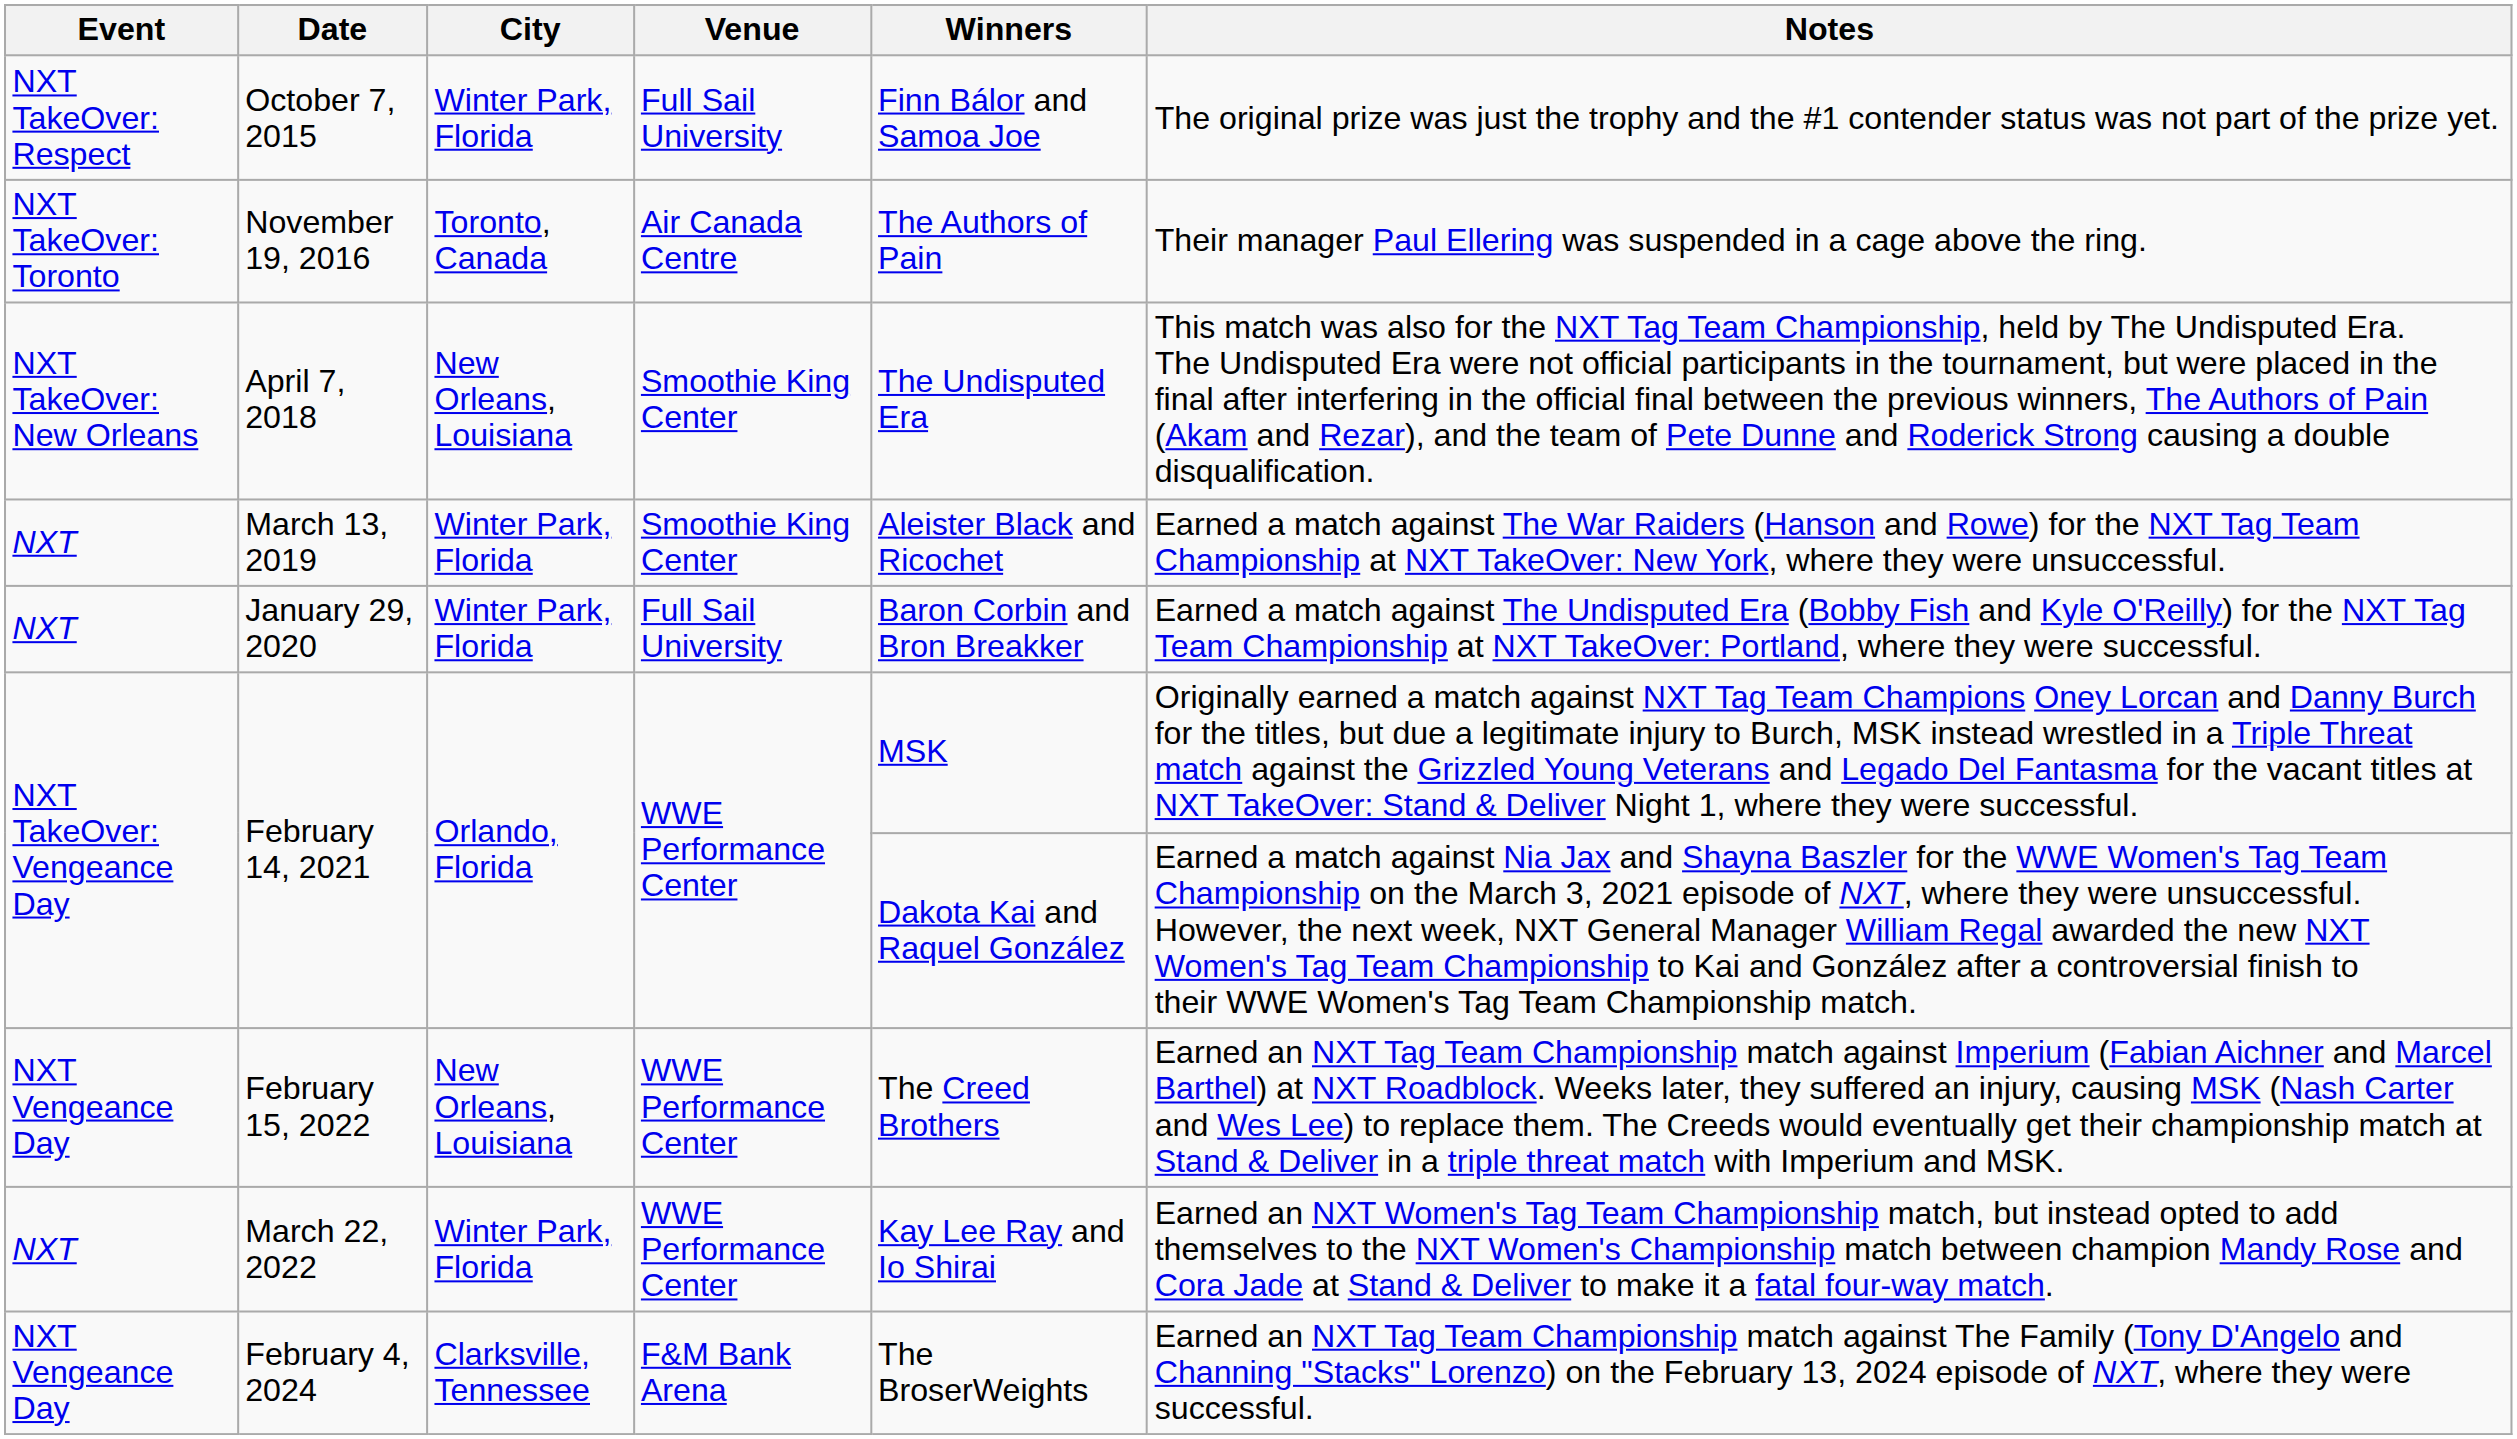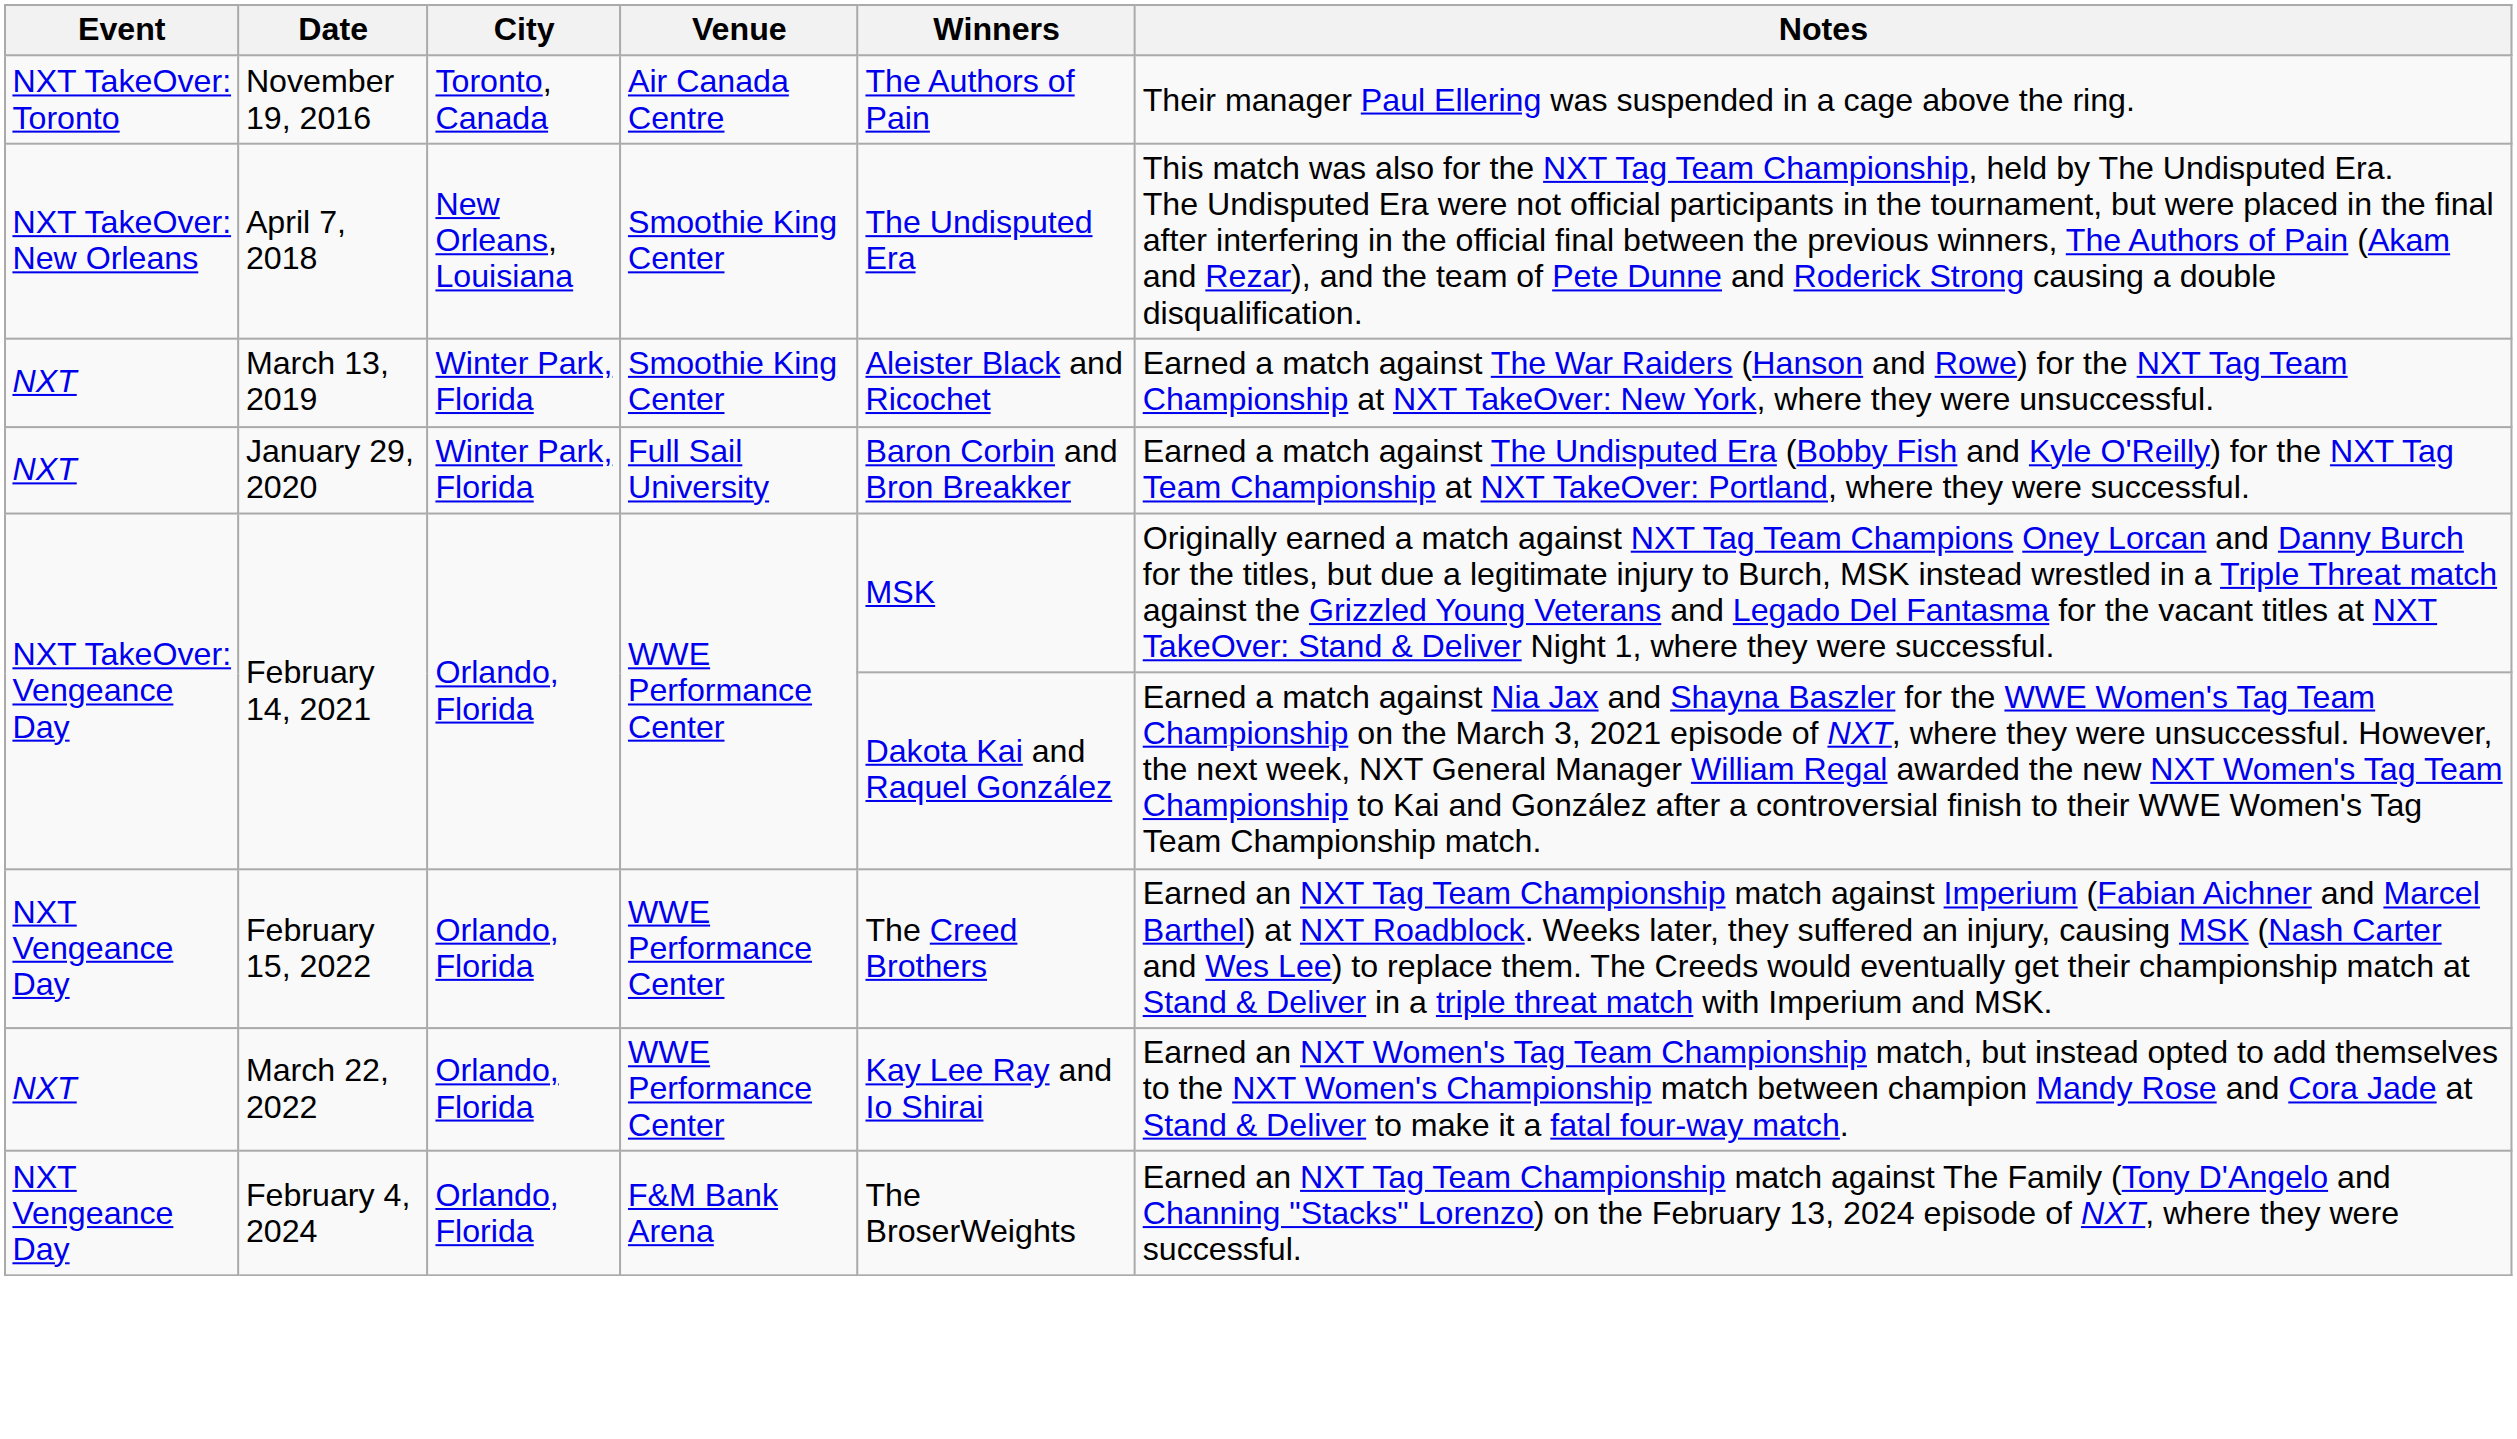- row: (86, 117)
(503, 1107) New Orleans, Louisiana -> (497, 947) Orlando, Florida
(523, 1248) Winter Park, Florida -> (497, 1089) Orlando, Florida
(512, 1372) Clarksville, Tennessee -> (497, 1212) Orlando, Florida
